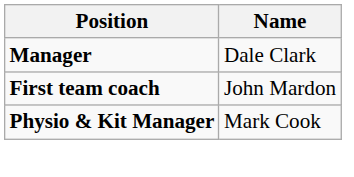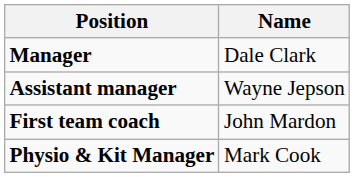+ row: (93, 88)
